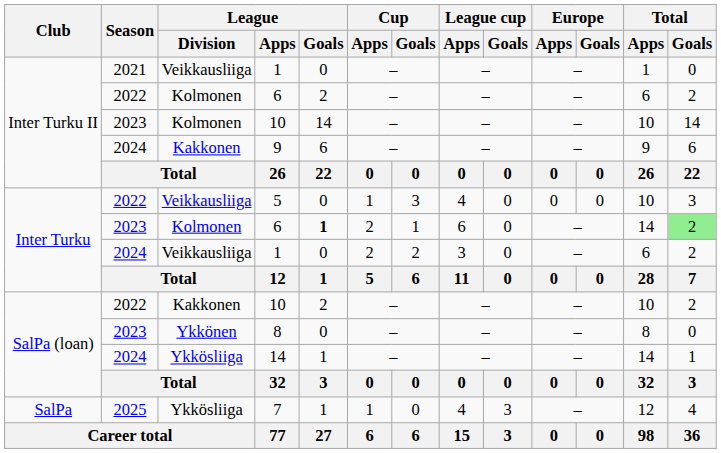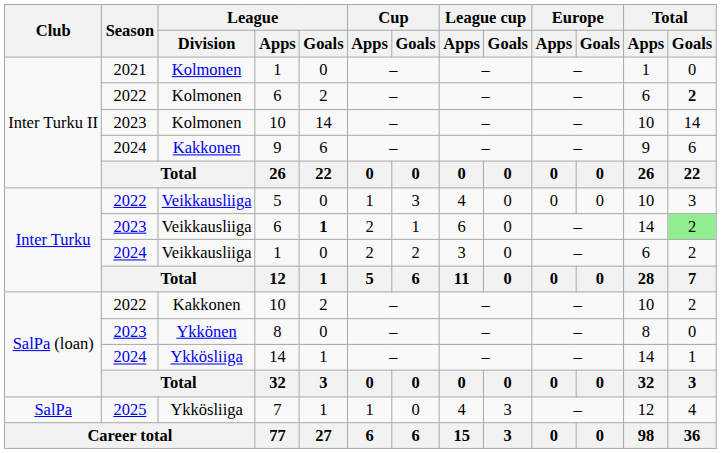(207, 69) Veikkausliiga -> (207, 69) Kolmonen
(692, 95) normal -> (692, 95) bold
(207, 226) Kolmonen -> (207, 226) Veikkausliiga
